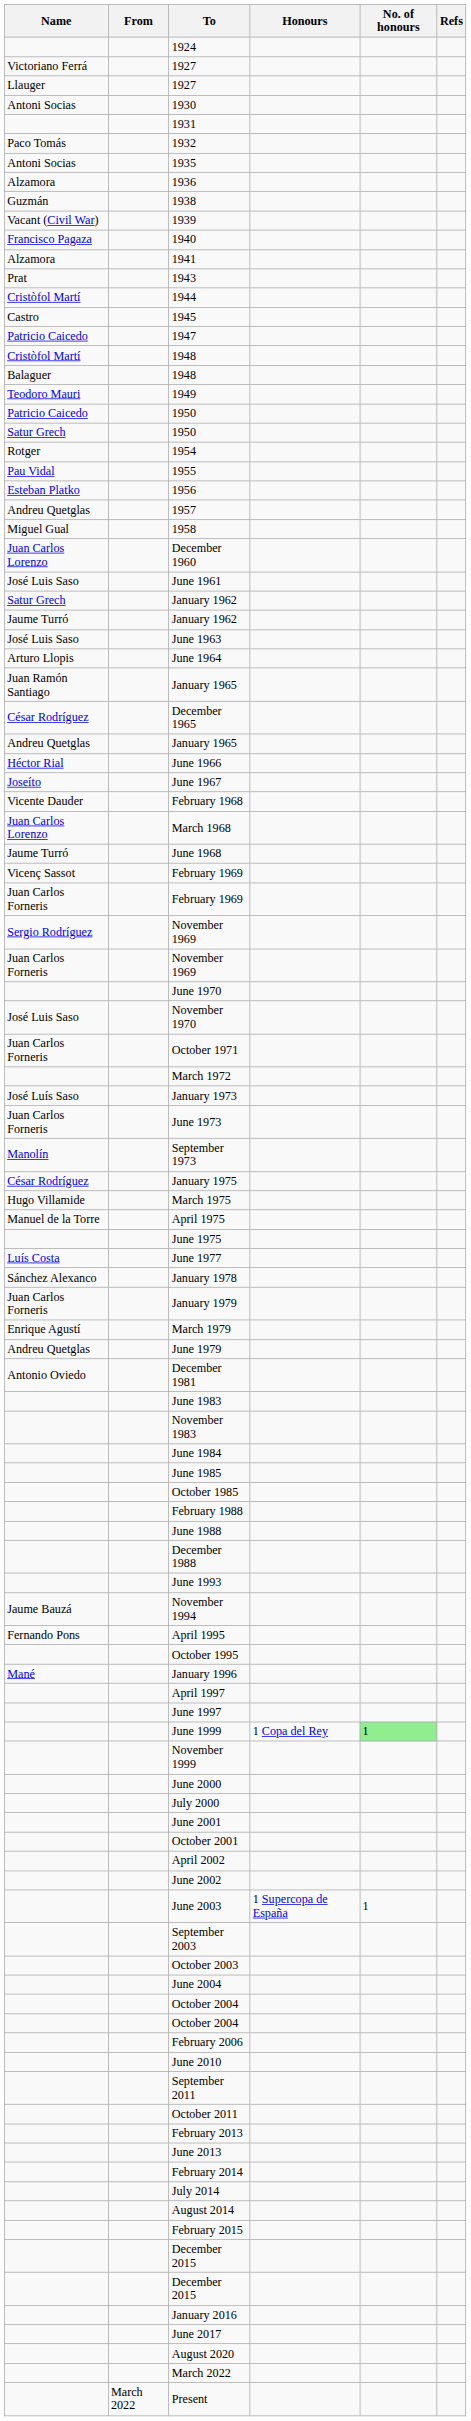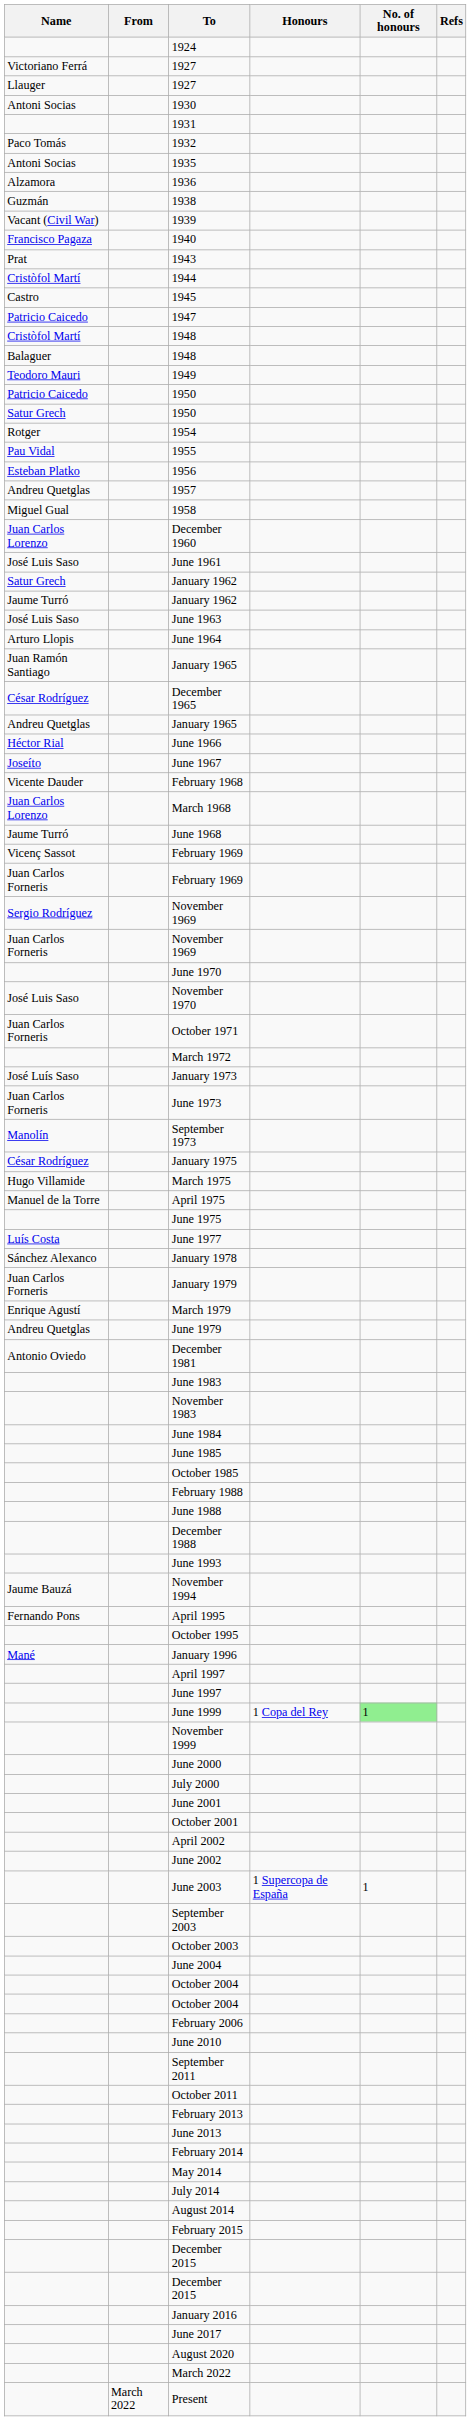- row: (31, 259)
+ row: (56, 2172)
